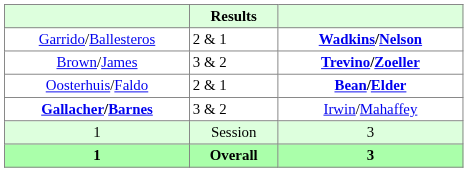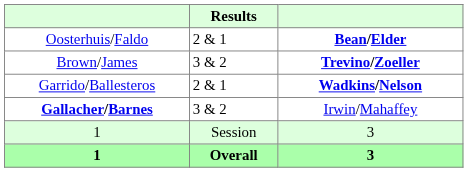rows swapped: (97, 39) <-> (97, 85)
